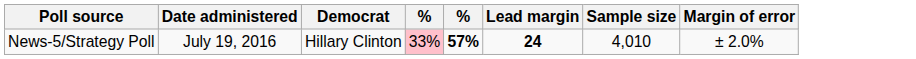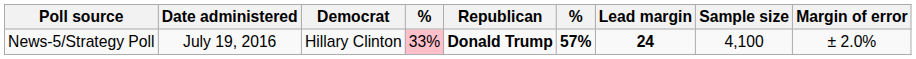+ column: (500, 16)
(631, 41) 4,010 -> (744, 41) 4,100
